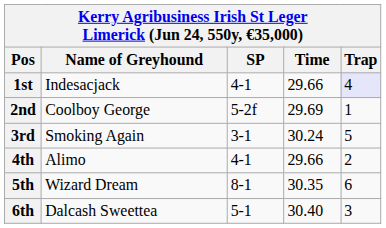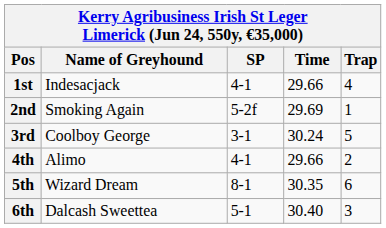(348, 85) lavender background -> (348, 85) no background
(98, 110) Coolboy George -> (95, 110) Smoking Again
(95, 135) Smoking Again -> (98, 135) Coolboy George
